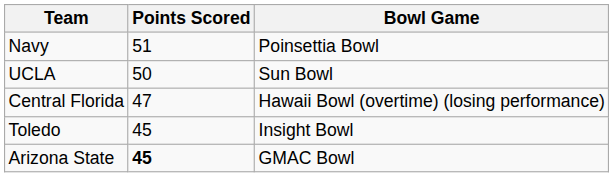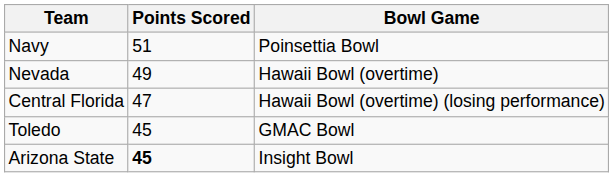- row: (32, 74)
+ row: (39, 74)
(306, 130) Insight Bowl -> (307, 130) GMAC Bowl
(307, 158) GMAC Bowl -> (306, 158) Insight Bowl
